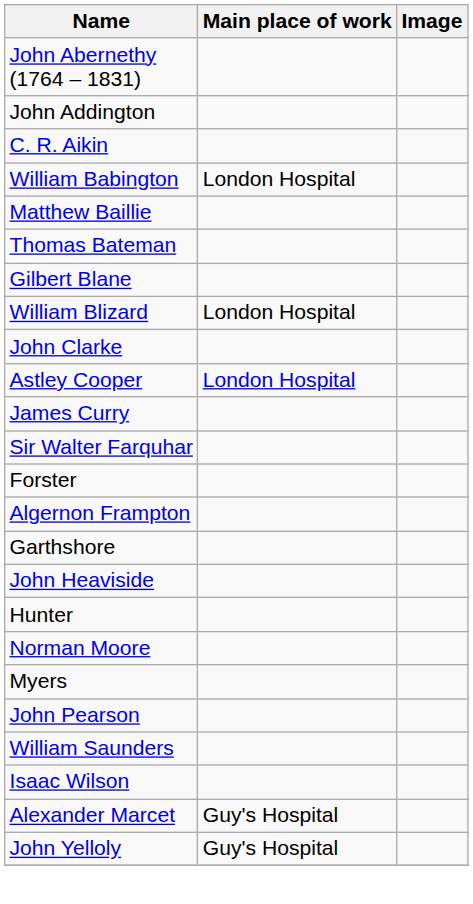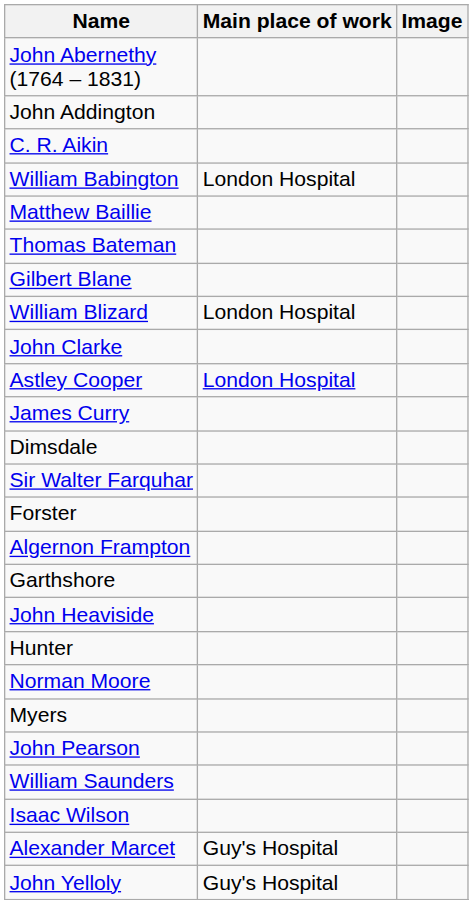+ row: (54, 446)
